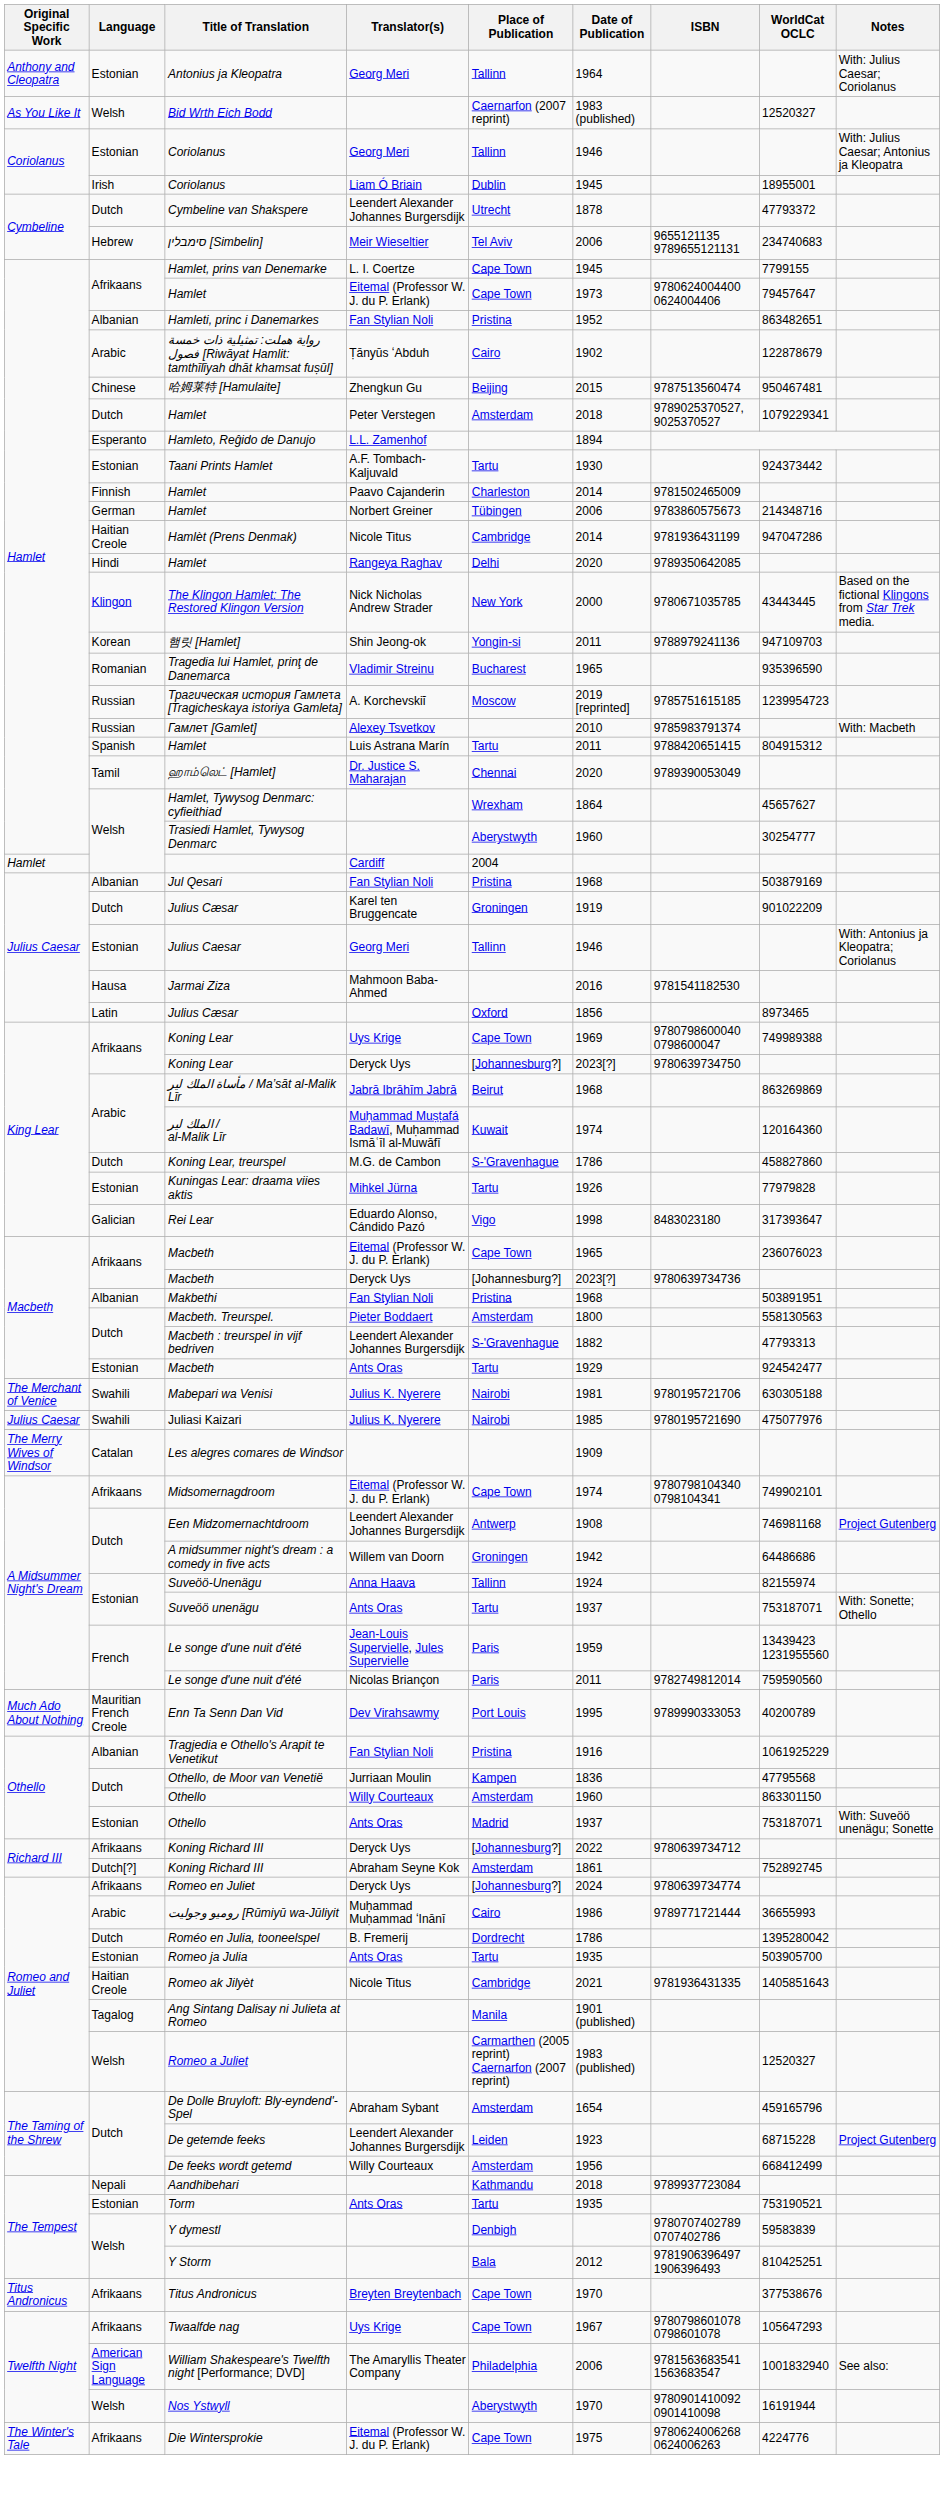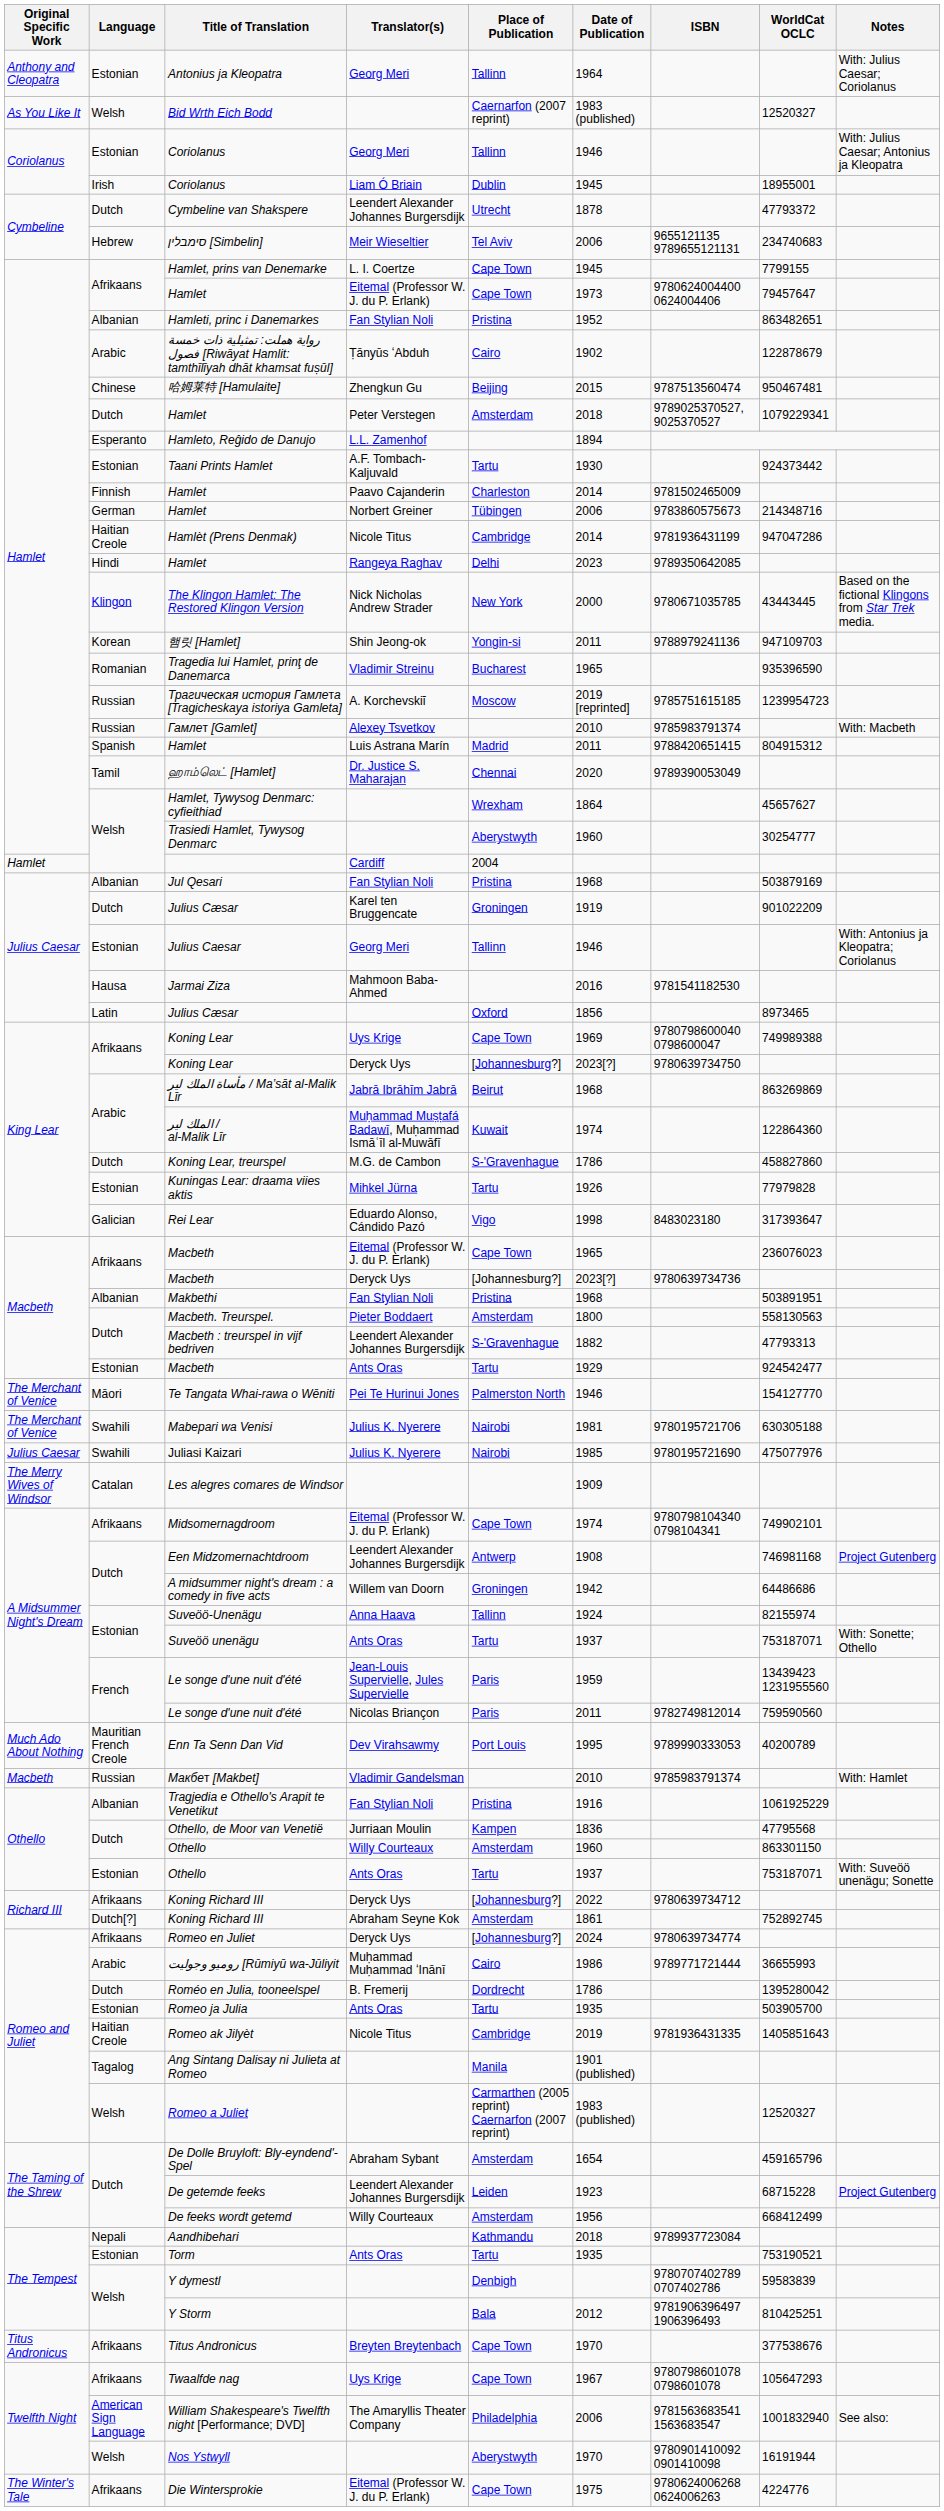(589, 562) 2020 -> (589, 562) 2023
(485, 746) Tartu -> (490, 746) Madrid
(792, 1129) 120164360 -> (792, 1129) 122864360
+ row: (251, 1394)
+ row: (213, 1778)
(490, 1822) Madrid -> (485, 1874) Tartu
(589, 1983) 2021 -> (589, 2034) 2019
